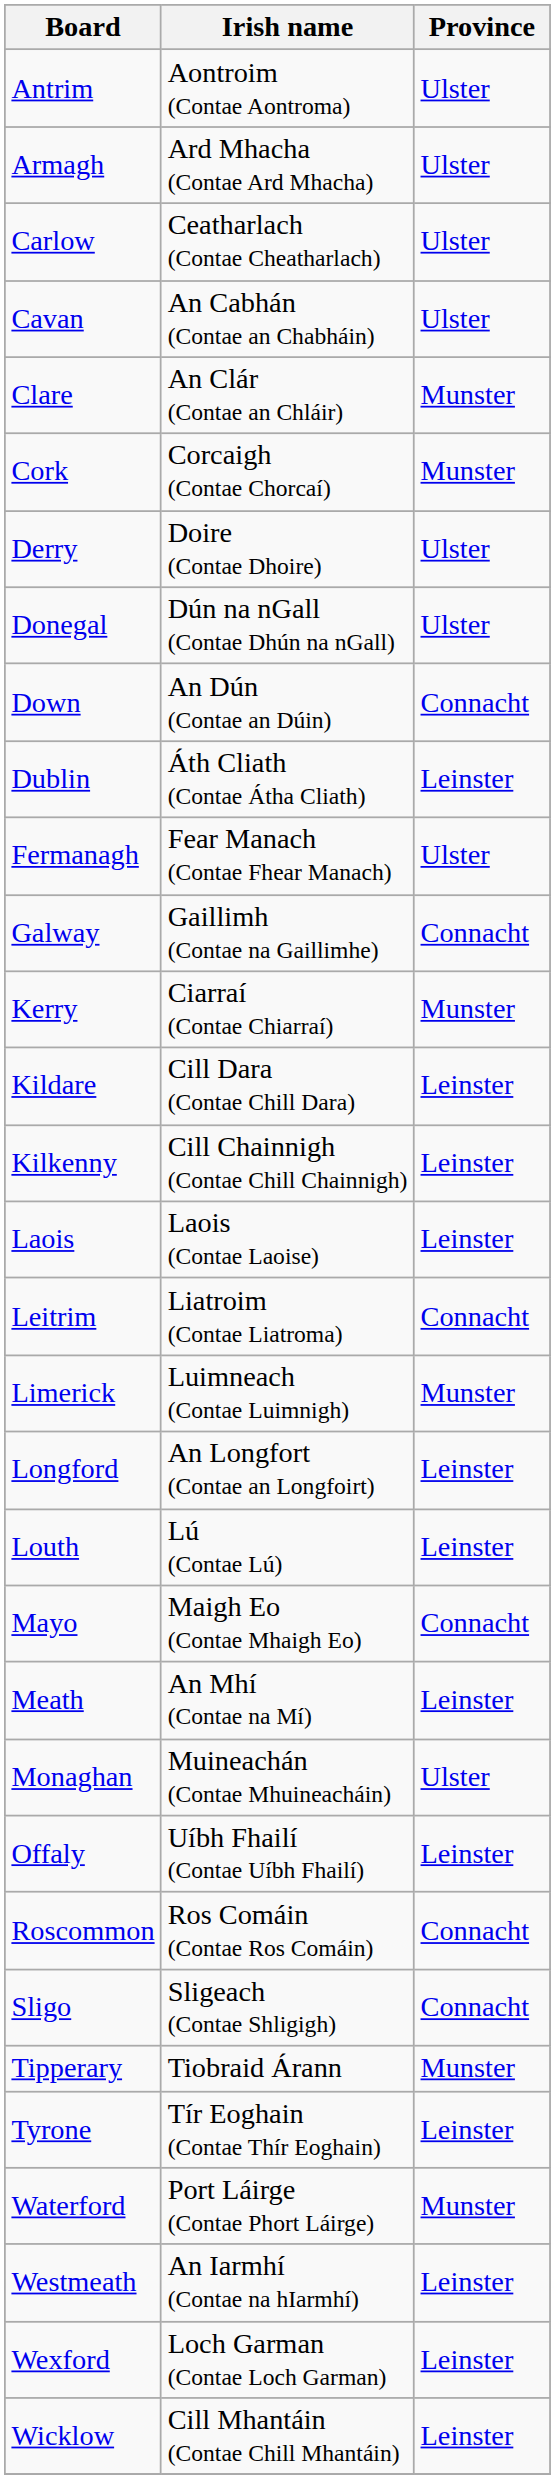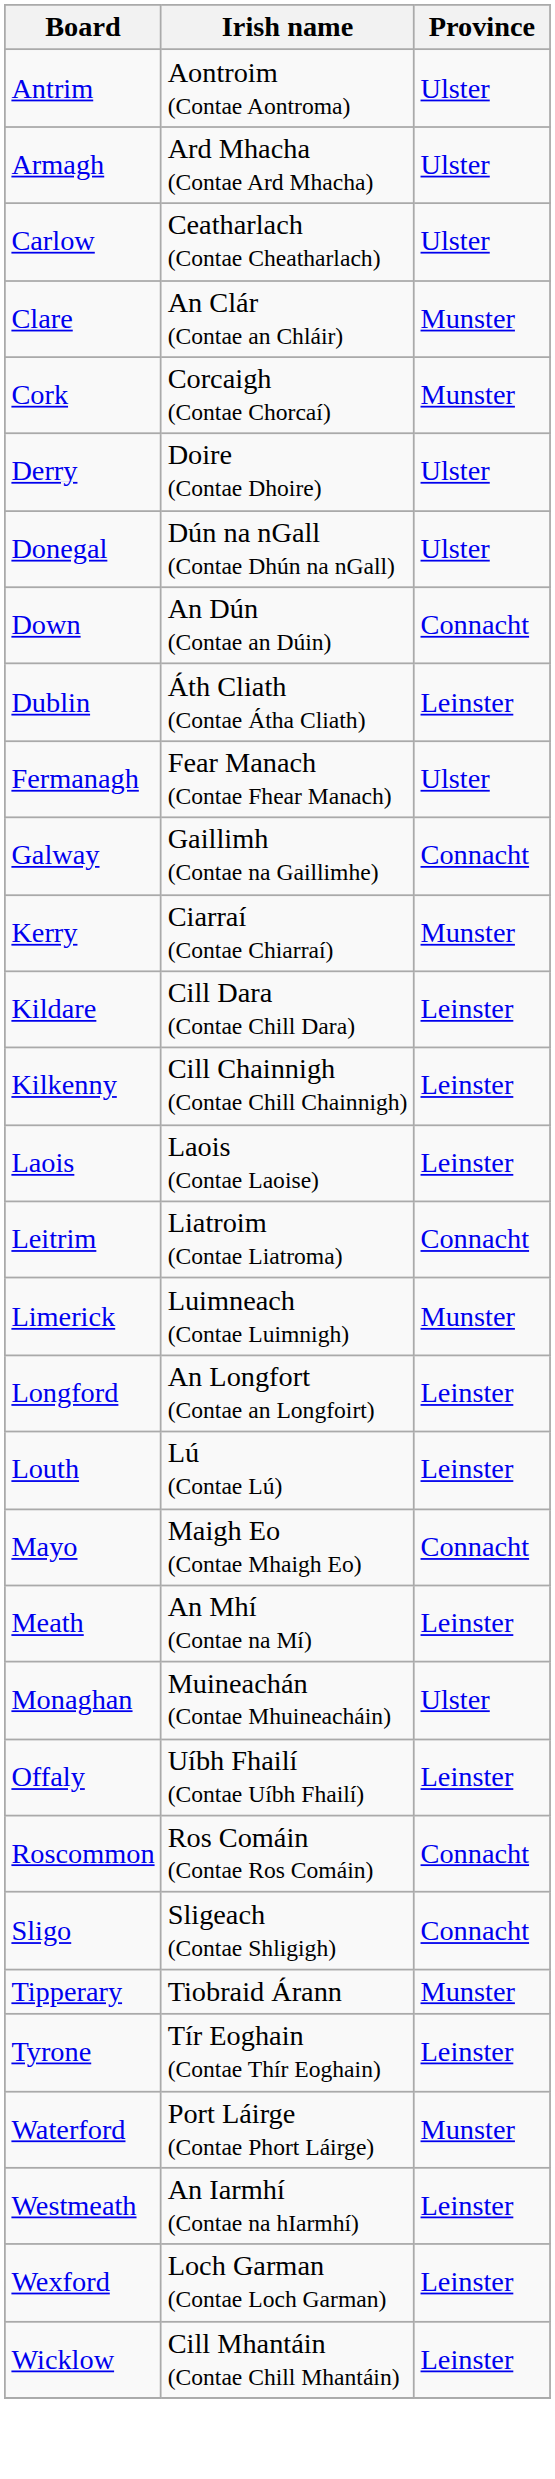- row: (48, 318)
